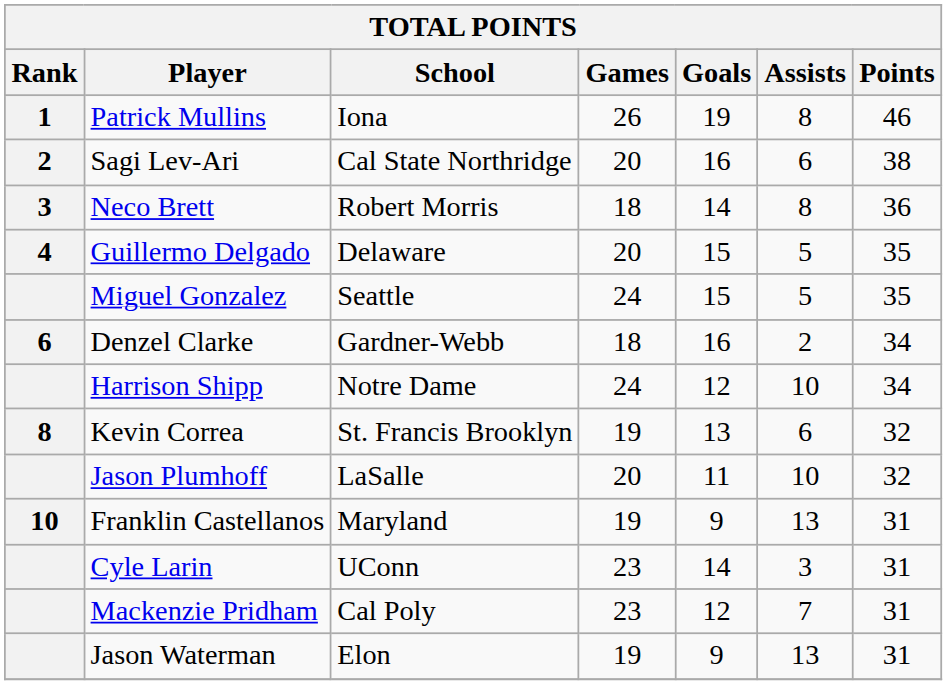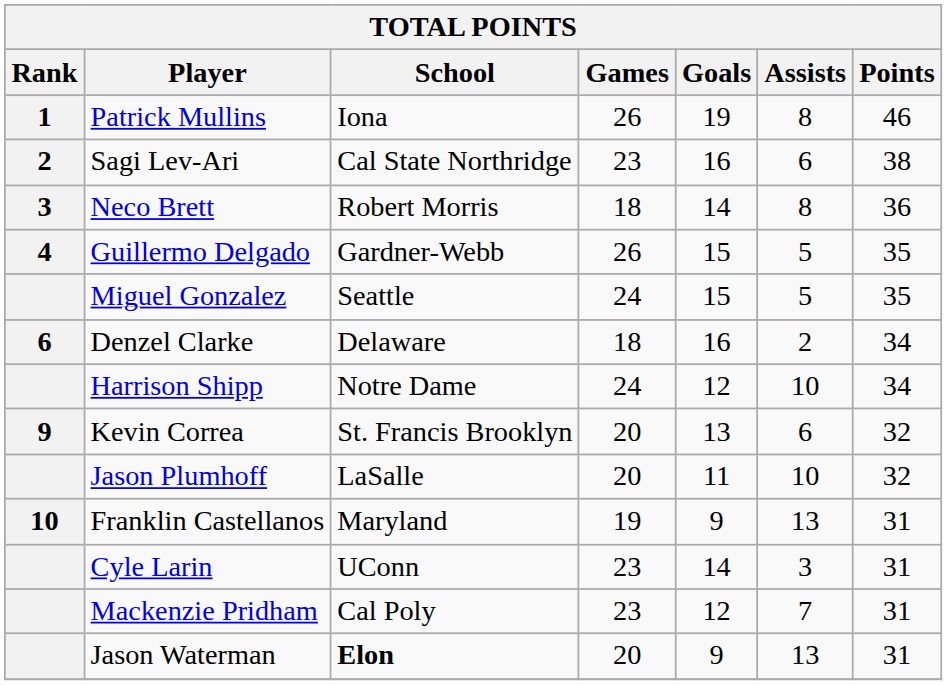(627, 161) 20 -> (627, 161) 23
(392, 251) Delaware -> (421, 251) Gardner-Webb
(627, 251) 20 -> (627, 251) 26
(421, 341) Gardner-Webb -> (392, 341) Delaware
(44, 431) 8 -> (44, 431) 9
(627, 431) 19 -> (627, 431) 20
(364, 655) normal -> (366, 655) bold
(627, 655) 19 -> (627, 655) 20
